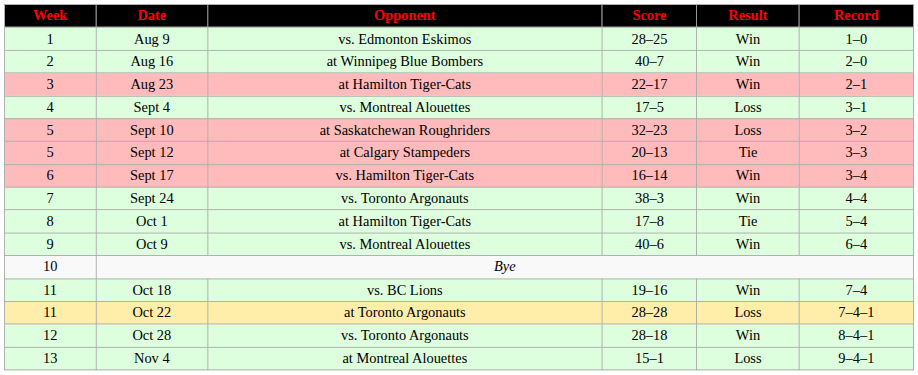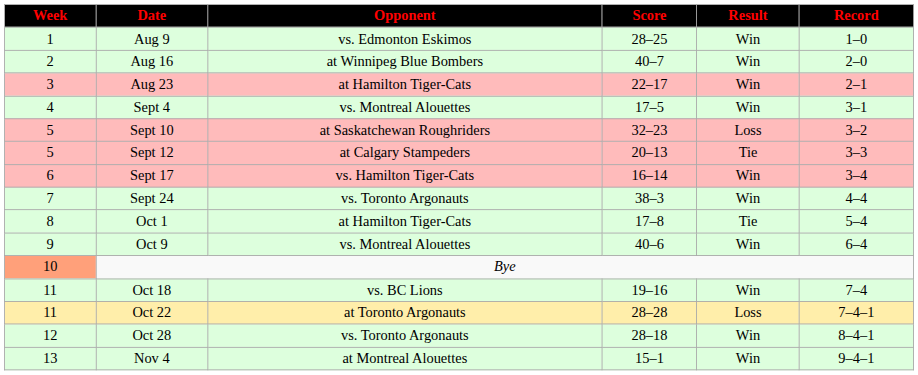(748, 107) Loss -> (748, 107) Win
(50, 267) no background -> (50, 267) lightsalmon background
(748, 358) Loss -> (748, 358) Win
